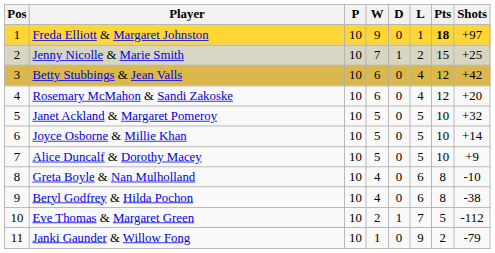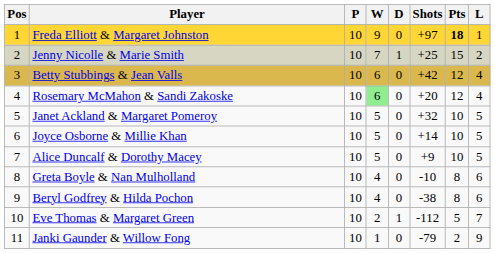columns swapped: (420, 14) <-> (472, 14)
(377, 95) no background -> (377, 95) lightgreen background
